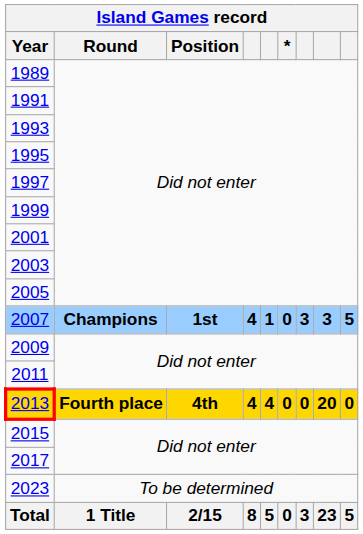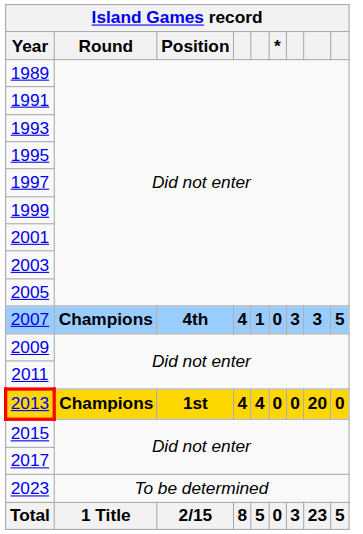(205, 319) 1st -> (195, 319) 4th
(111, 404) Fourth place -> (106, 404) Champions
(205, 404) 4th -> (195, 404) 1st
